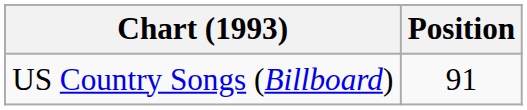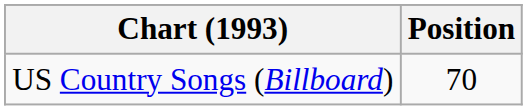(461, 78) 91 -> (461, 78) 70
